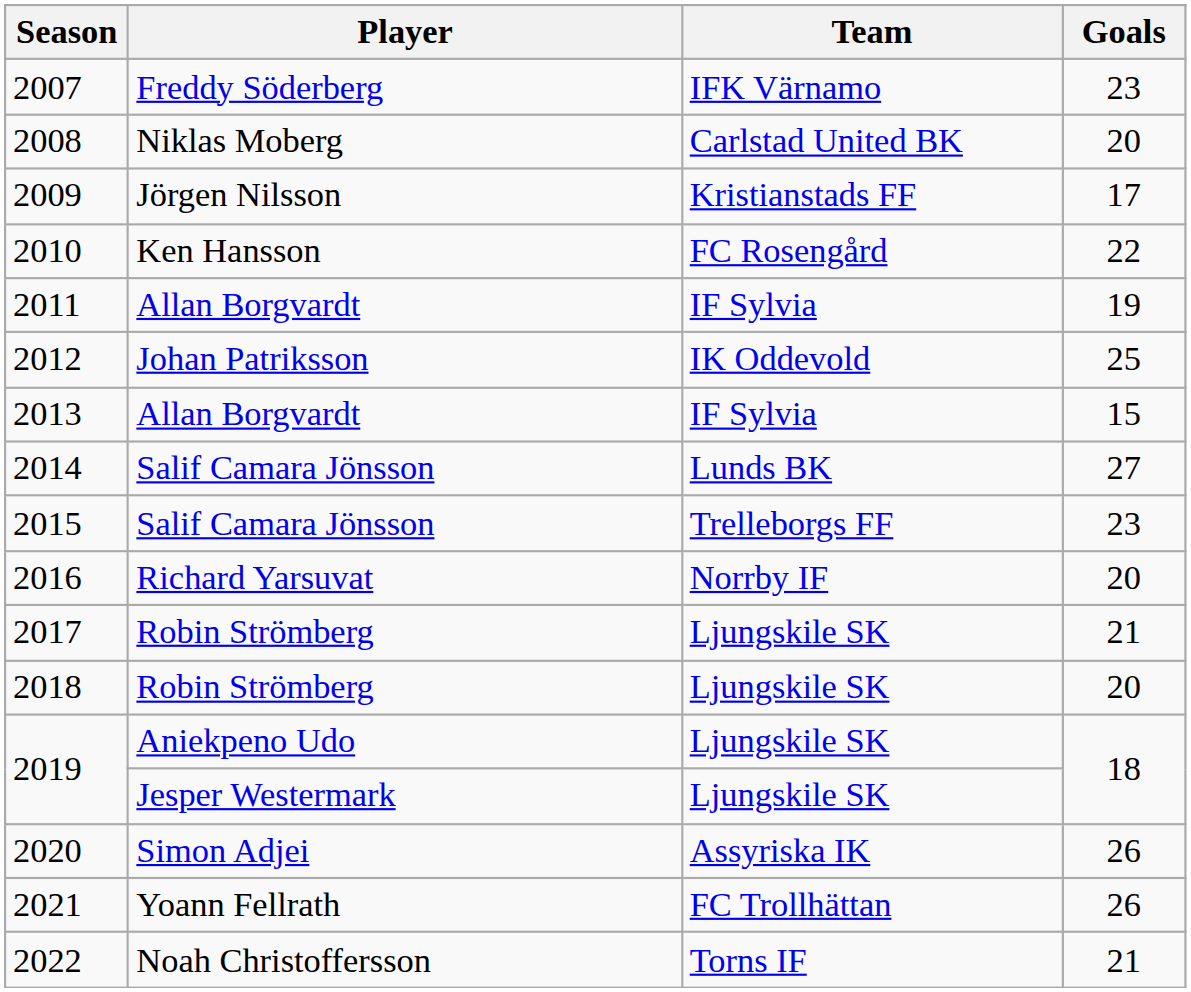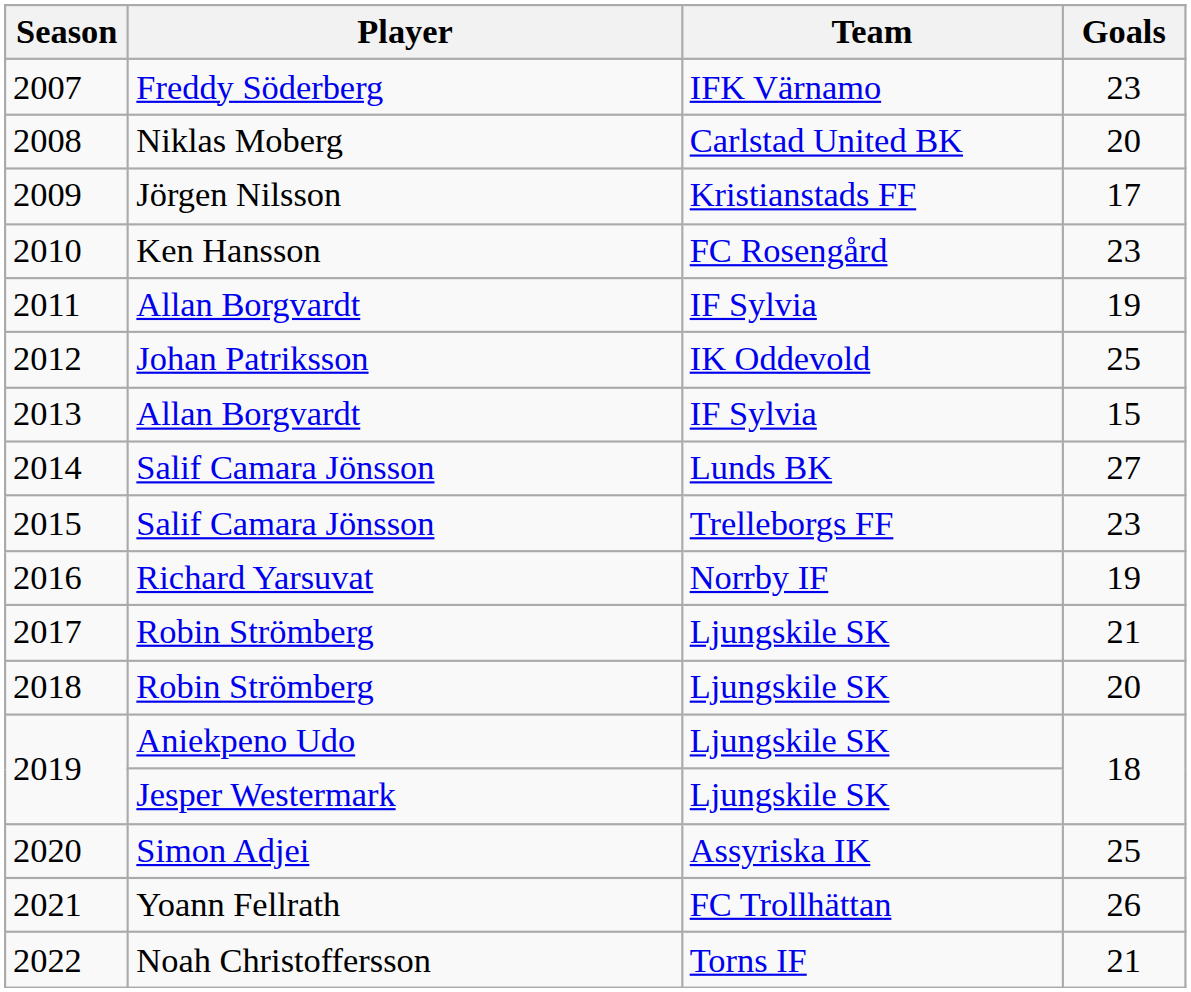(1124, 250) 22 -> (1124, 250) 23
(1124, 577) 20 -> (1124, 577) 19
(1124, 850) 26 -> (1124, 850) 25
